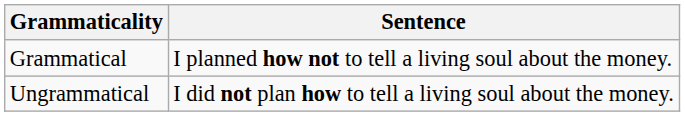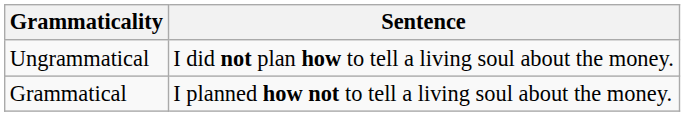rows swapped: (68, 57) <-> (80, 93)
